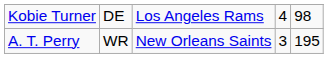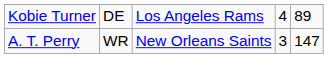(303, 16) 98 -> (303, 16) 89
(307, 41) 195 -> (307, 41) 147
